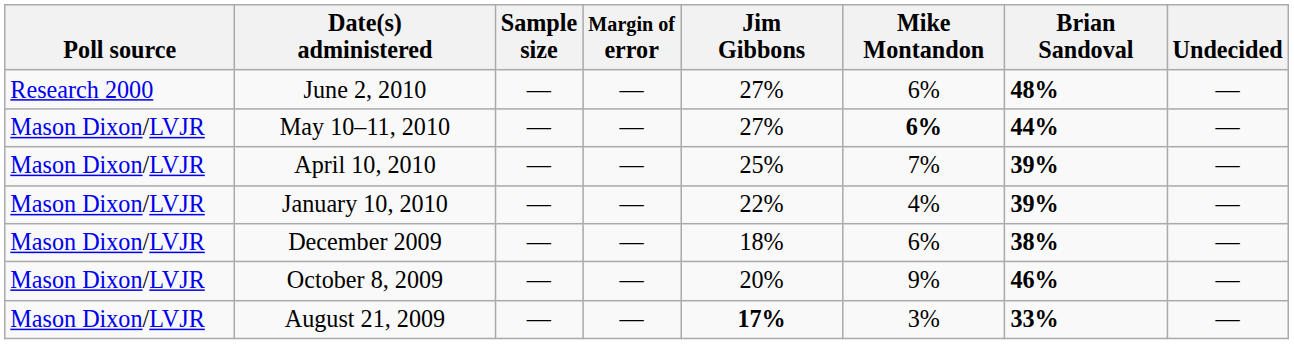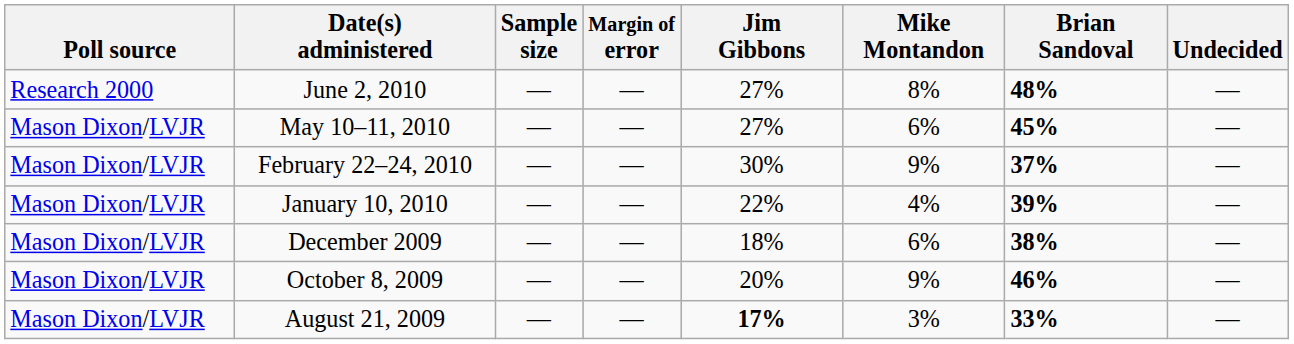(924, 89) 6% -> (924, 89) 8%
(924, 127) bold -> (924, 127) normal
(1035, 127) 44% -> (1035, 127) 45%
- row: (365, 165)
+ row: (365, 165)
